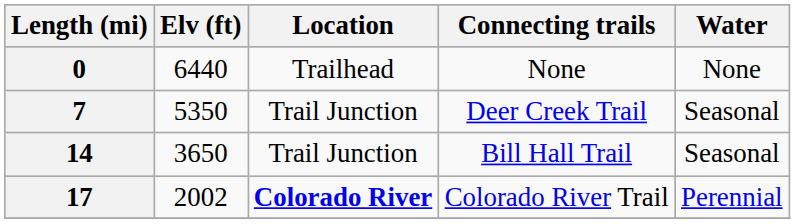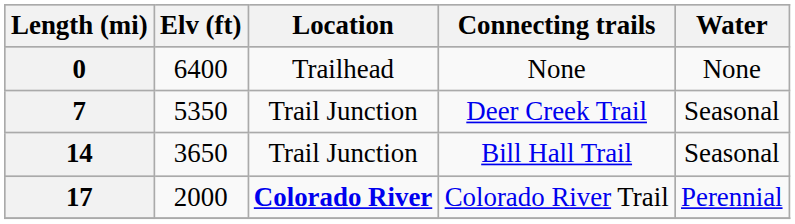(201, 68) 6440 -> (201, 68) 6400
(201, 196) 2002 -> (201, 196) 2000
